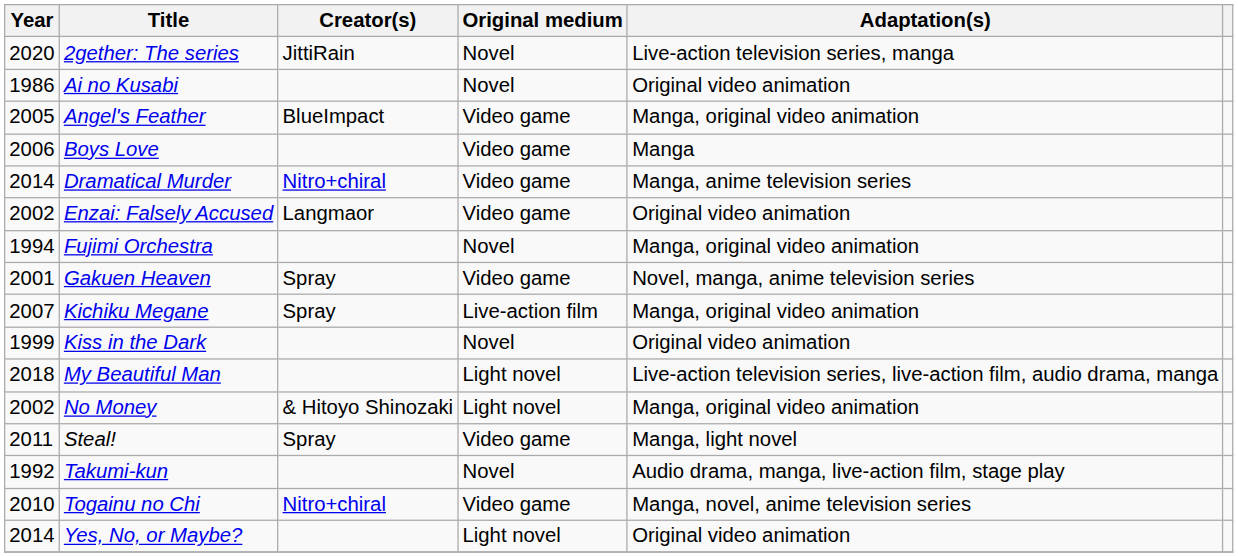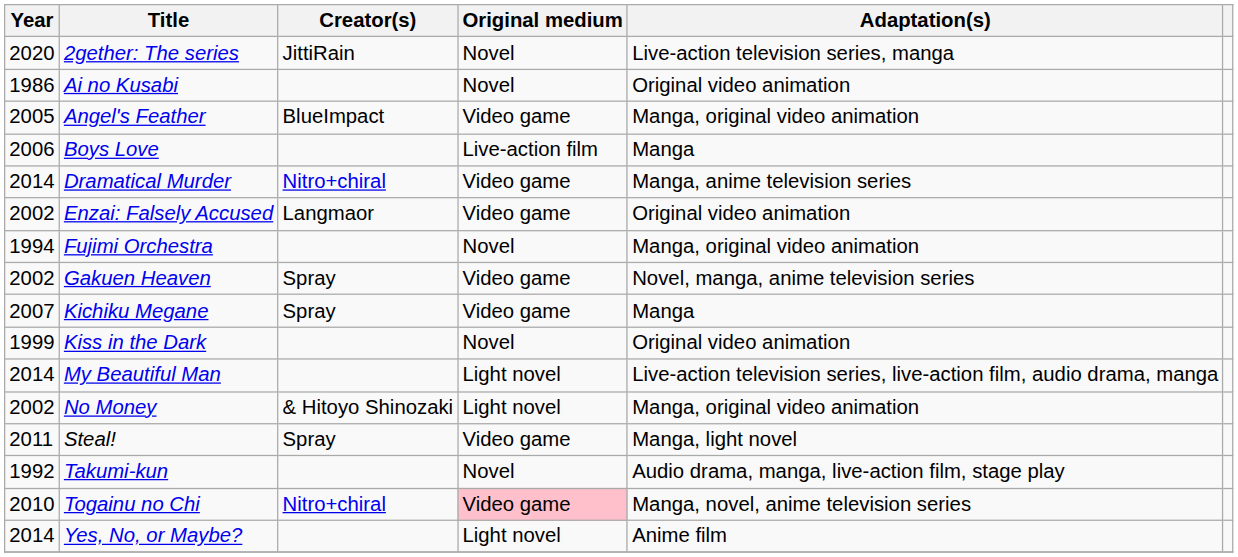(517, 149) Video game -> (530, 149) Live-action film
(32, 278) 2001 -> (32, 278) 2002
(530, 310) Live-action film -> (517, 310) Video game
(776, 310) Manga, original video animation -> (663, 310) Manga
(32, 375) 2018 -> (32, 375) 2014
(517, 504) no background -> (517, 504) pink background
(741, 536) Original video animation -> (680, 536) Anime film
